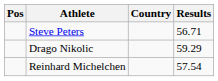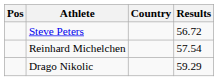(189, 31) 56.71 -> (189, 31) 56.72
rows swapped: (77, 66) <-> (61, 48)
